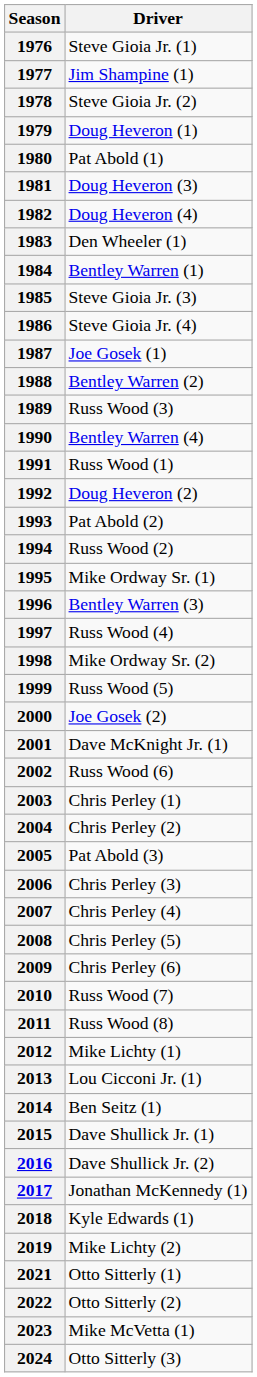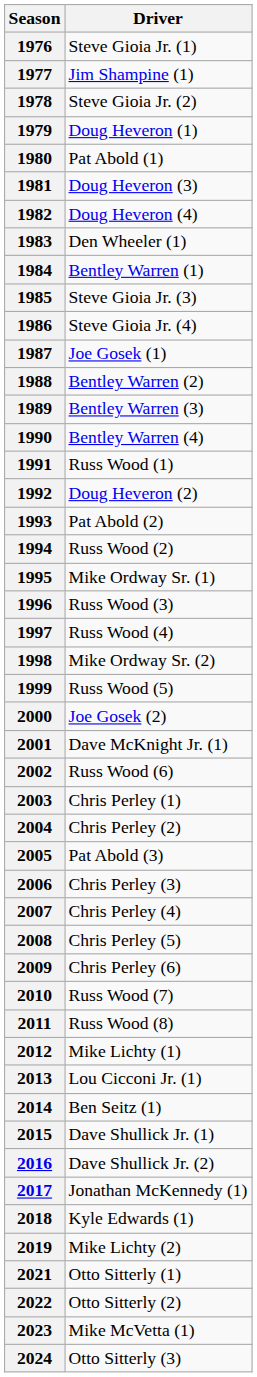(121, 409) Russ Wood (3) -> (136, 409) Bentley Warren (3)
(136, 604) Bentley Warren (3) -> (121, 604) Russ Wood (3)
